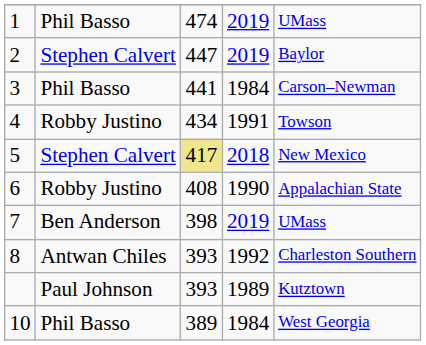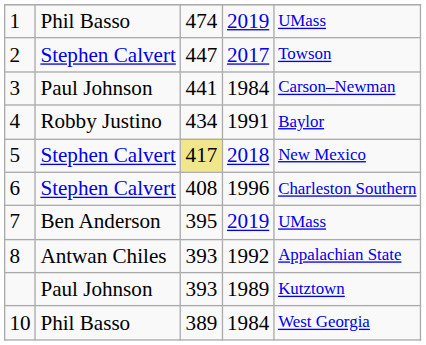(248, 54) 2019 -> (248, 54) 2017
(301, 54) Baylor -> (305, 54) Towson
(85, 88) Phil Basso -> (96, 88) Paul Johnson
(305, 121) Towson -> (301, 121) Baylor
(101, 188) Robby Justino -> (108, 188) Stephen Calvert
(248, 188) 1990 -> (248, 188) 1996
(340, 188) Appalachian State -> (347, 188) Charleston Southern
(201, 222) 398 -> (201, 222) 395
(347, 255) Charleston Southern -> (340, 255) Appalachian State
